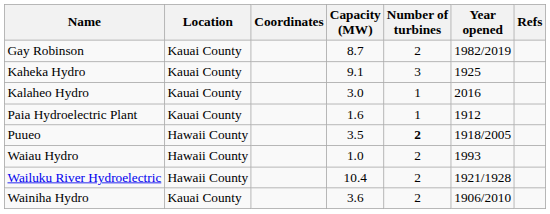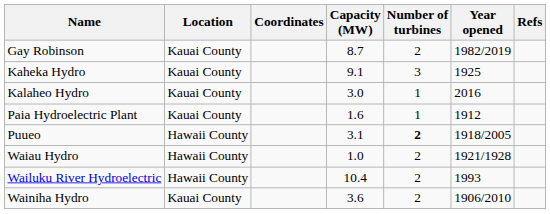(355, 135) 3.5 -> (355, 135) 3.1
(468, 156) 1993 -> (483, 156) 1921/1928
(483, 177) 1921/1928 -> (468, 177) 1993
